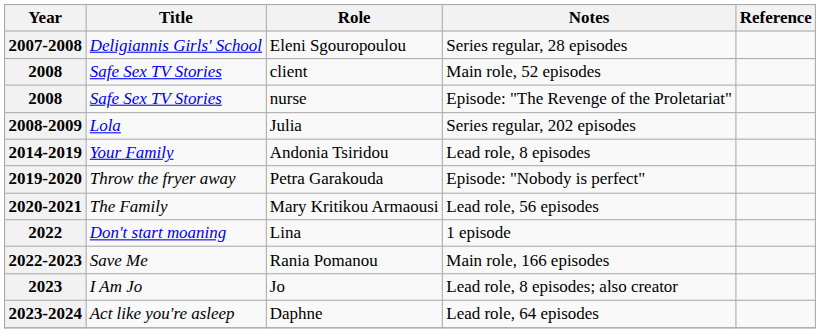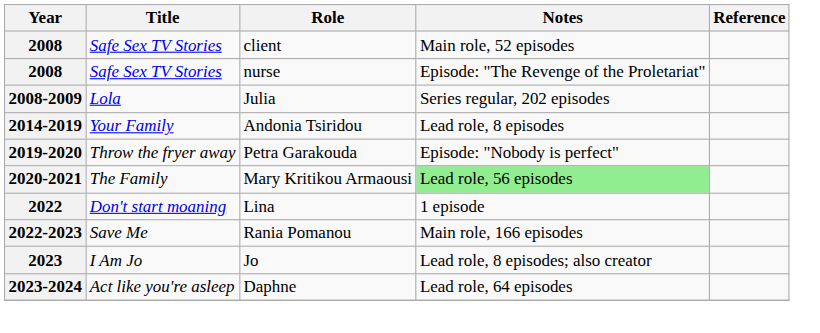- row: (45, 44)
(523, 206) no background -> (496, 179) lightgreen background
